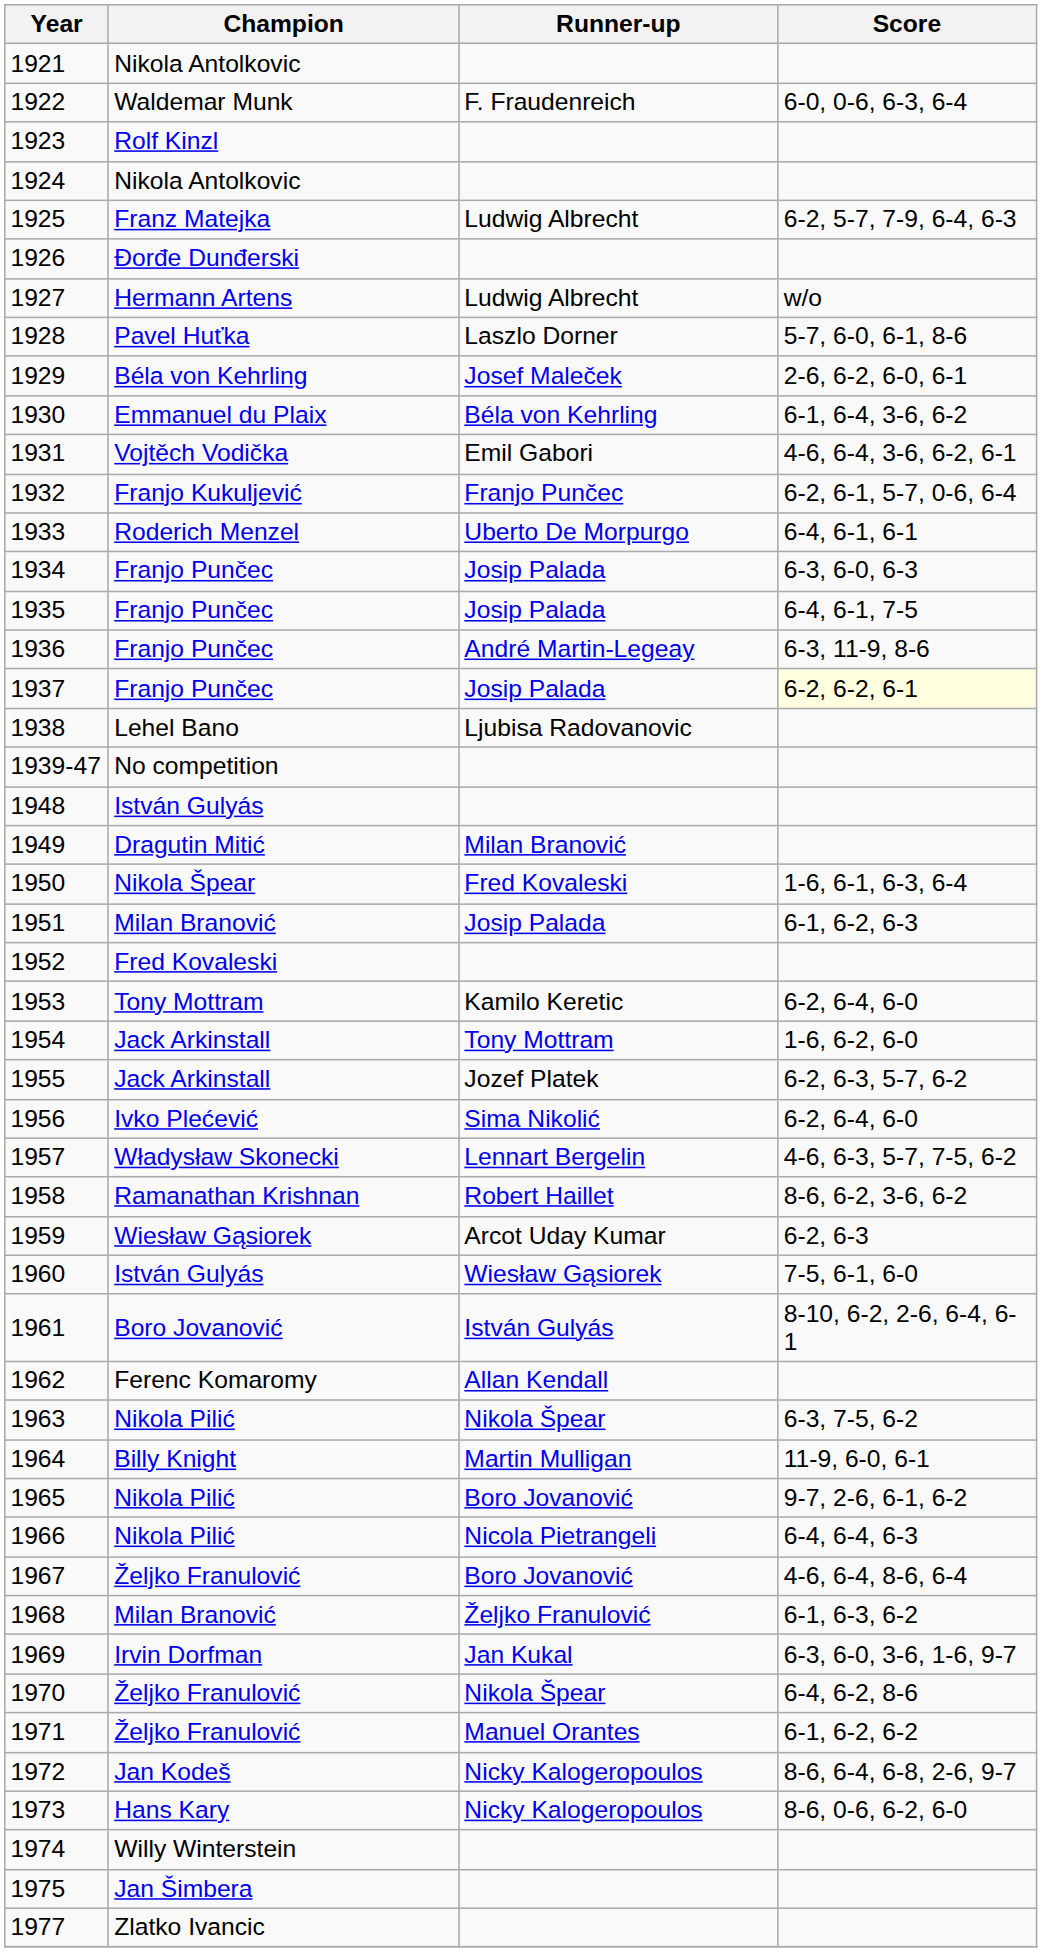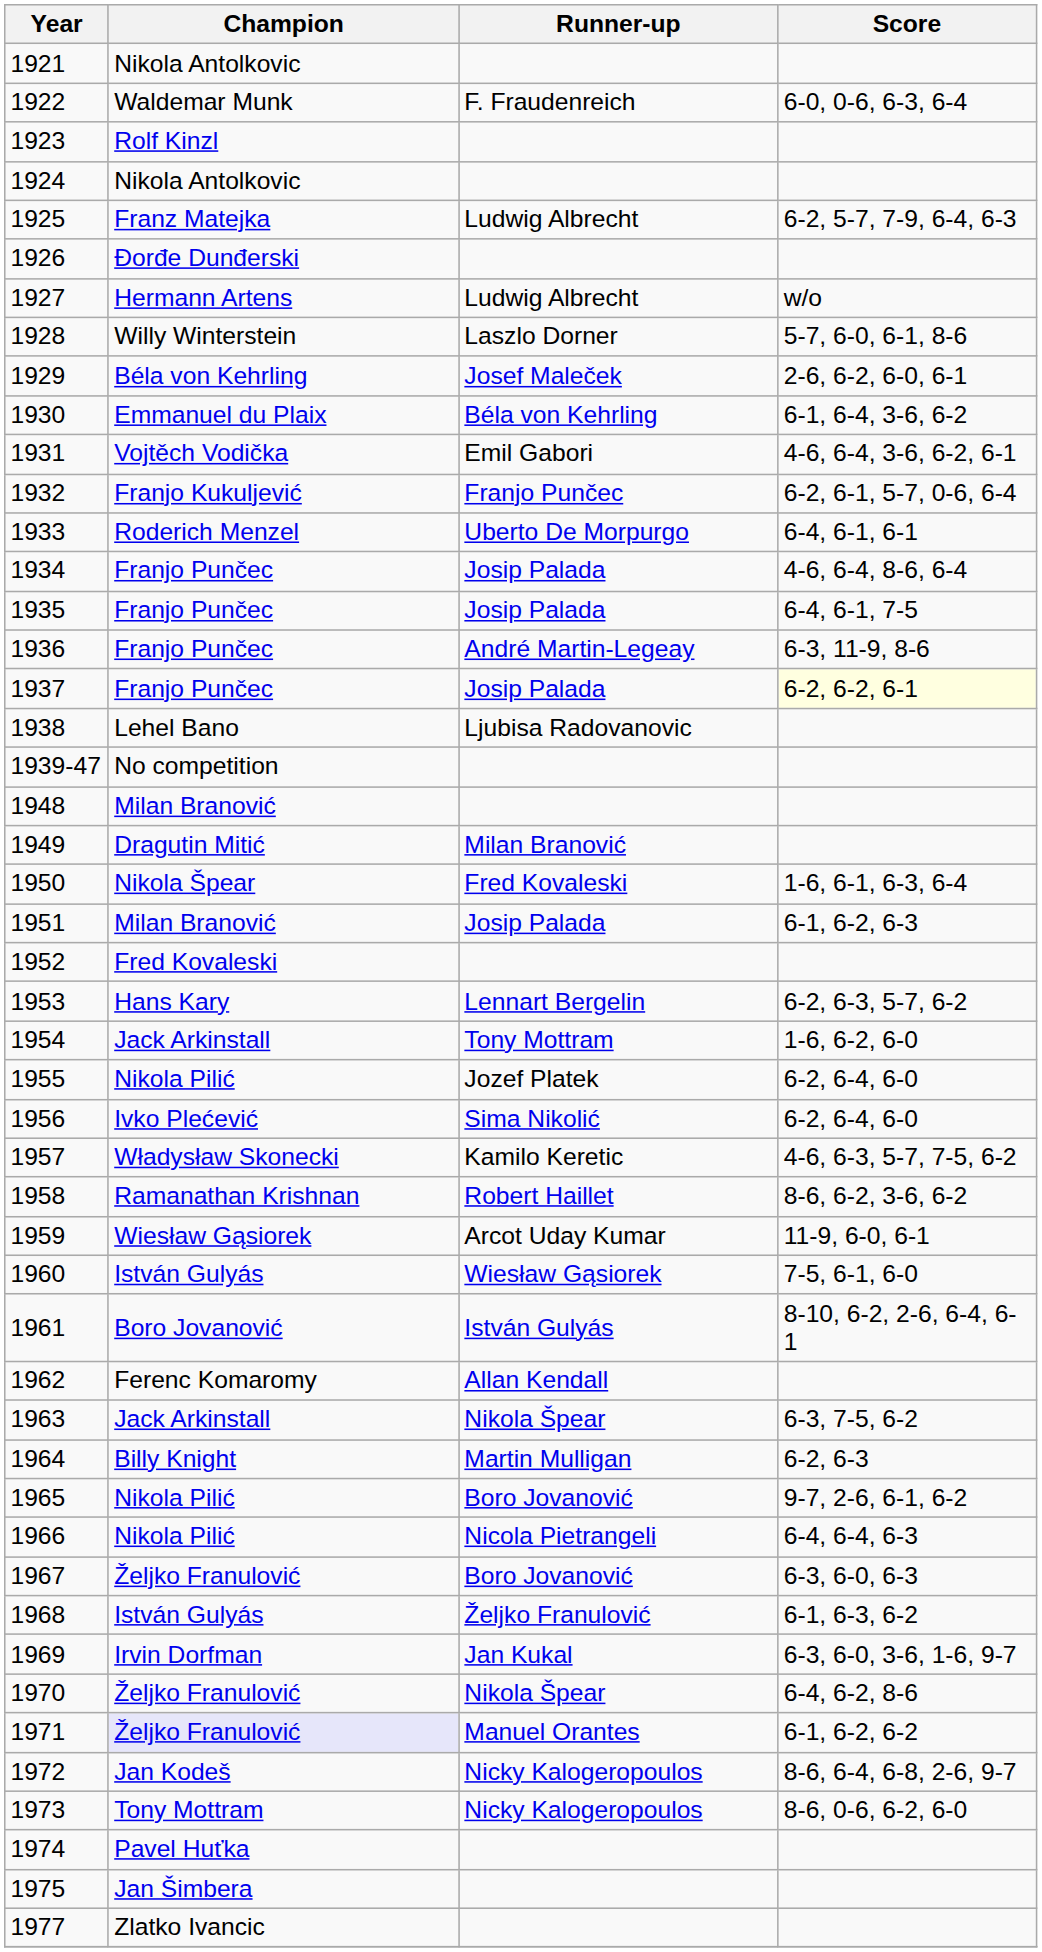(182, 336) Pavel Huťka -> (205, 336) Willy Winterstein
(851, 571) 6-3, 6-0, 6-3 -> (875, 571) 4-6, 6-4, 8-6, 6-4
(189, 805) István Gulyás -> (195, 805) Milan Branović
(189, 1000) Tony Mottram -> (172, 1000) Hans Kary
(544, 1000) Kamilo Keretic -> (555, 1000) Lennart Bergelin
(851, 1000) 6-2, 6-4, 6-0 -> (875, 1000) 6-2, 6-3, 5-7, 6-2
(192, 1079) Jack Arkinstall -> (174, 1079) Nikola Pilić
(875, 1079) 6-2, 6-3, 5-7, 6-2 -> (851, 1079) 6-2, 6-4, 6-0
(555, 1157) Lennart Bergelin -> (544, 1157) Kamilo Keretic
(826, 1235) 6-2, 6-3 -> (857, 1235) 11-9, 6-0, 6-1
(174, 1419) Nikola Pilić -> (192, 1419) Jack Arkinstall
(857, 1458) 11-9, 6-0, 6-1 -> (826, 1458) 6-2, 6-3
(875, 1575) 4-6, 6-4, 8-6, 6-4 -> (851, 1575) 6-3, 6-0, 6-3
(195, 1614) Milan Branović -> (189, 1614) István Gulyás
(207, 1732) no background -> (207, 1732) lavender background
(172, 1810) Hans Kary -> (189, 1810) Tony Mottram
(205, 1849) Willy Winterstein -> (182, 1849) Pavel Huťka
